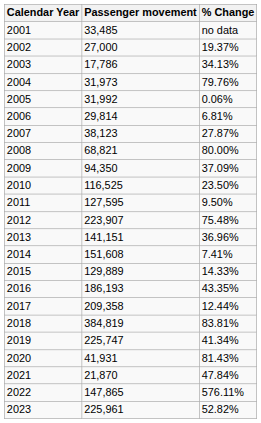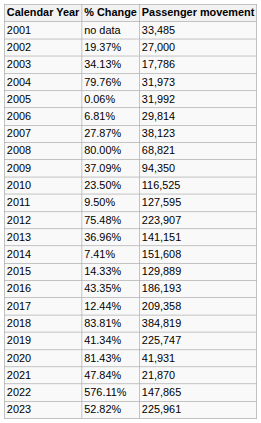columns swapped: (140, 13) <-> (228, 13)
